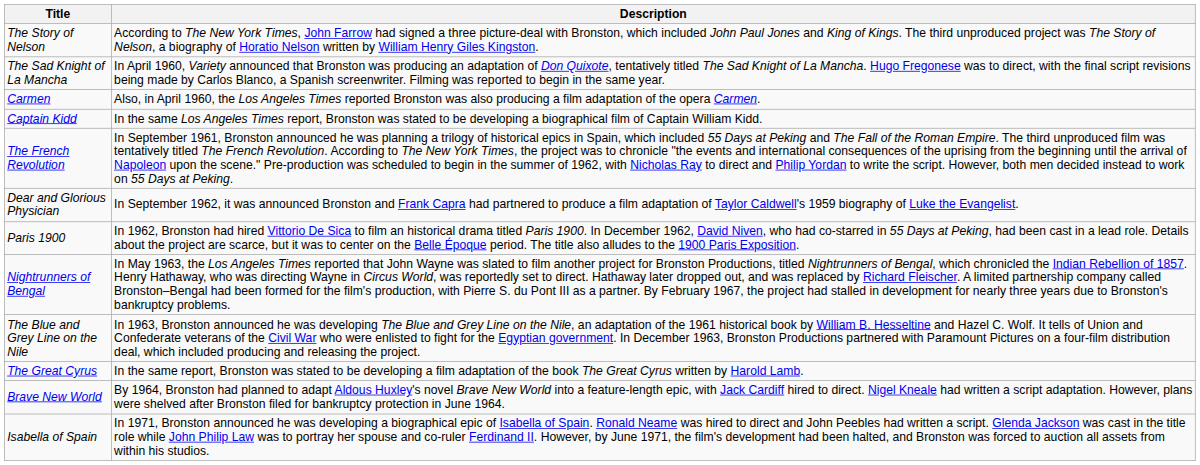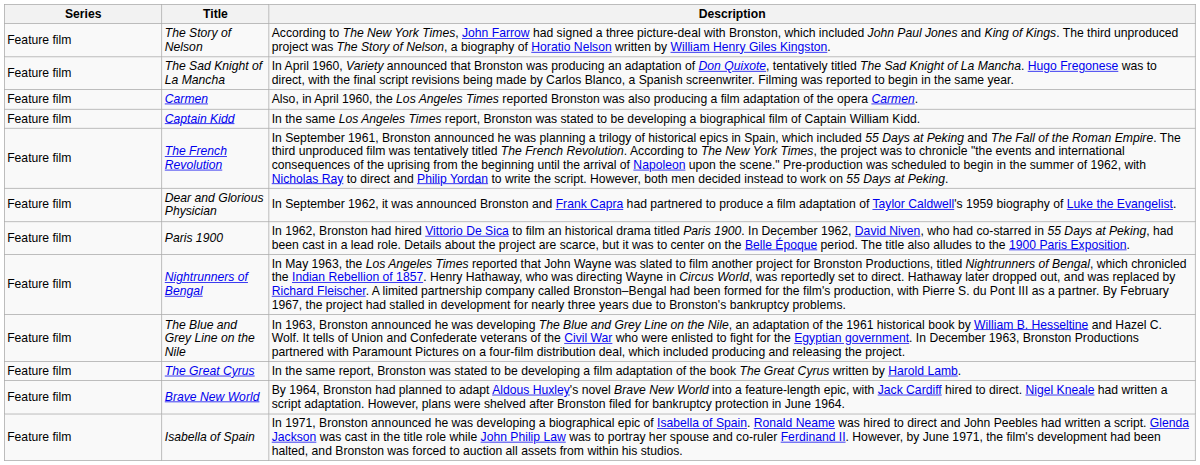+ column: (83, 14)
